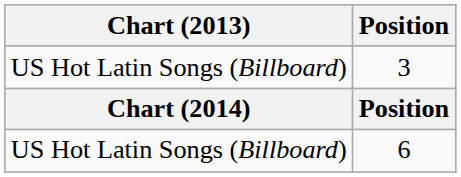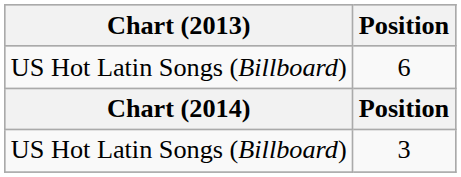rows swapped: (404, 66) <-> (404, 150)
